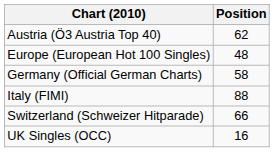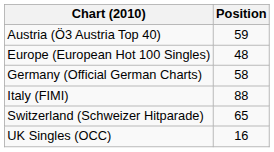(241, 34) 62 -> (241, 34) 59
(241, 116) 66 -> (241, 116) 65
